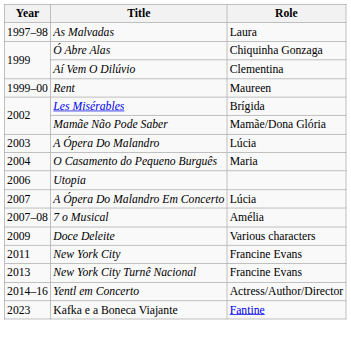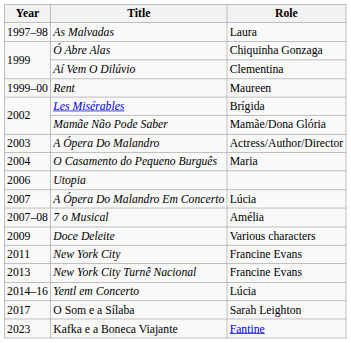(243, 143) Lúcia -> (286, 143) Actress/Author/Director
(286, 291) Actress/Author/Director -> (243, 291) Lúcia
+ row: (94, 310)
